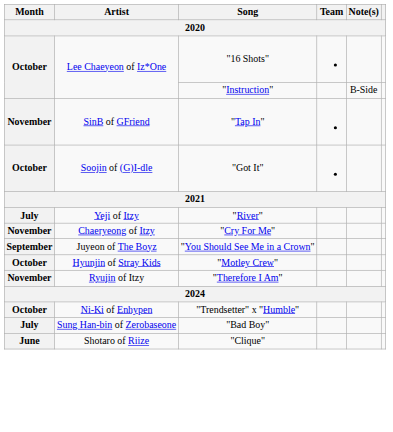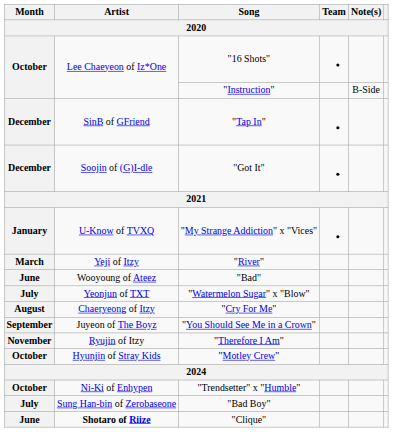(29, 121) November -> (29, 121) December
(29, 168) October -> (29, 168) December
+ row: (249, 230)
(29, 215) July -> (29, 262) March
+ row: (249, 277)
+ row: (249, 293)
(29, 231) November -> (29, 309) August
rows swapped: (248, 262) <-> (248, 278)
(117, 341) normal -> (117, 419) bold
